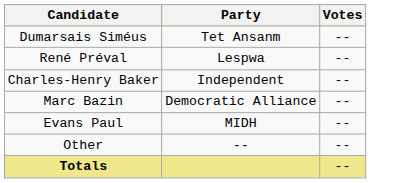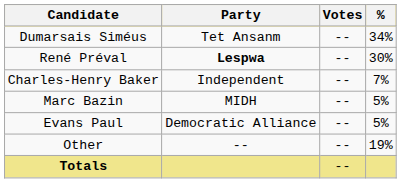+ column: (381, 15)
(241, 59) normal -> (241, 59) bold
(241, 102) Democratic Alliance -> (241, 102) MIDH
(241, 123) MIDH -> (241, 123) Democratic Alliance
